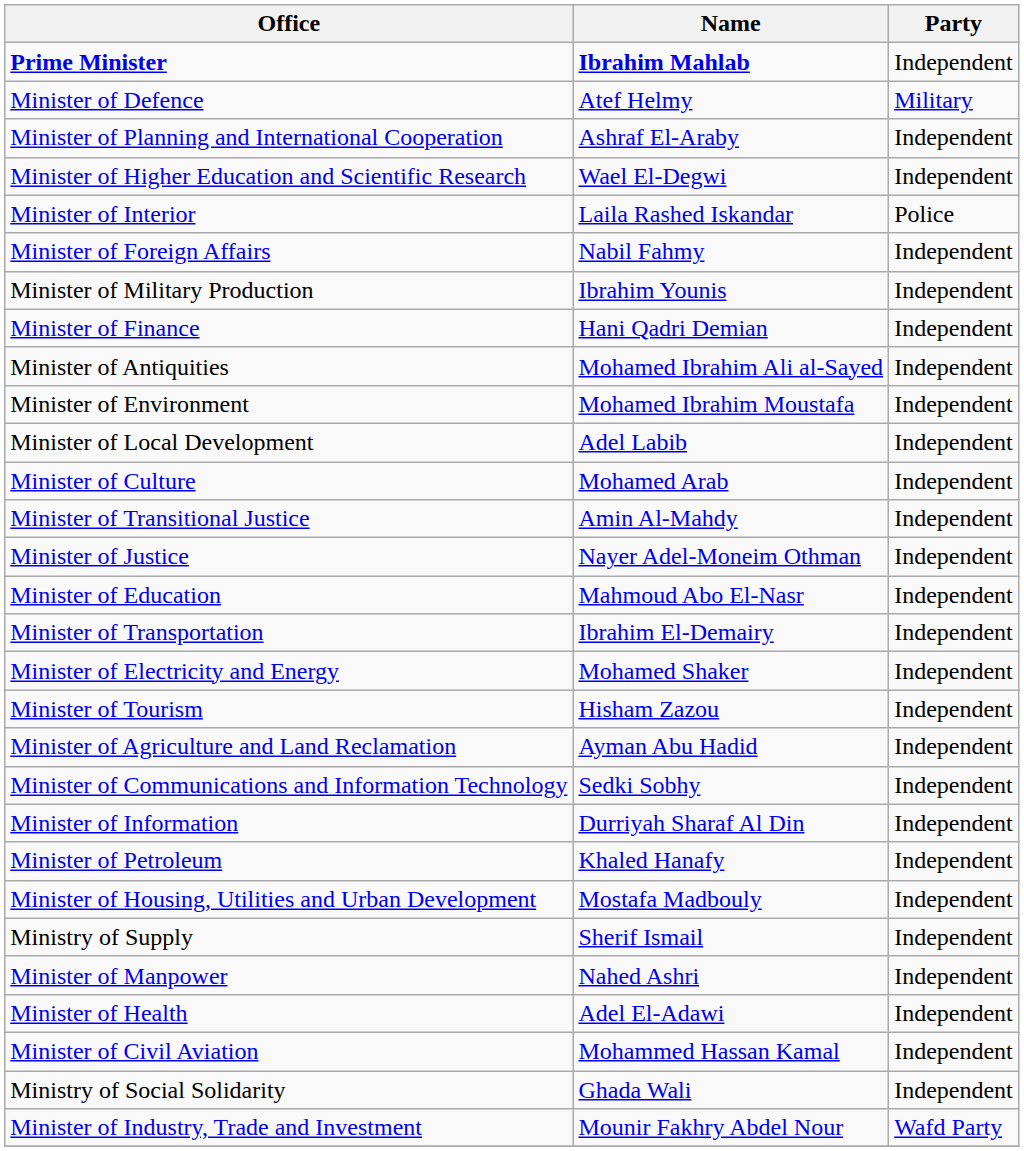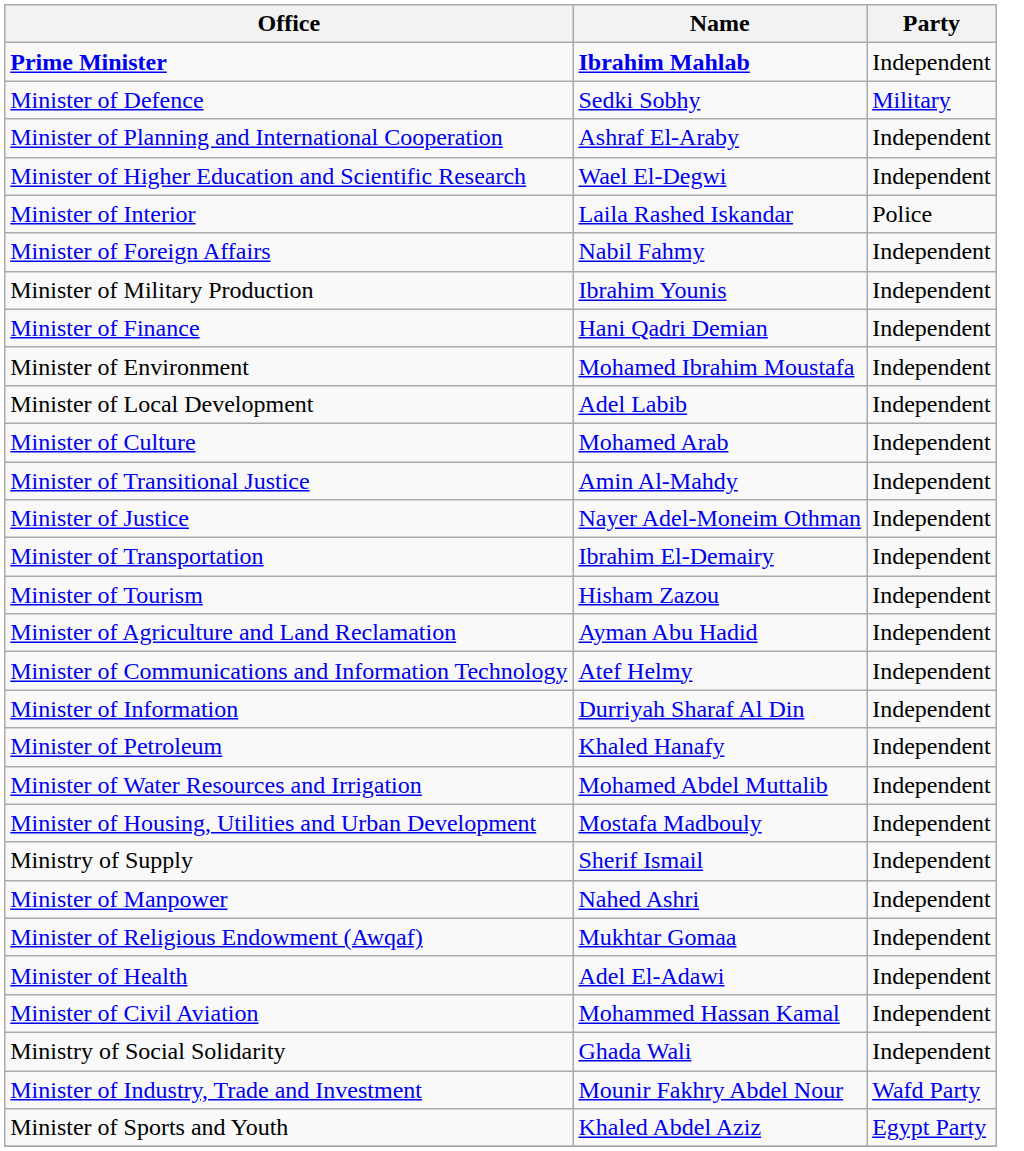(635, 99) Atef Helmy -> (639, 99) Sedki Sobhy
- row: (120, 366)
- row: (116, 594)
- row: (175, 670)
(639, 784) Sedki Sobhy -> (635, 670) Atef Helmy
+ row: (216, 784)
+ row: (216, 937)
+ row: (149, 1127)
